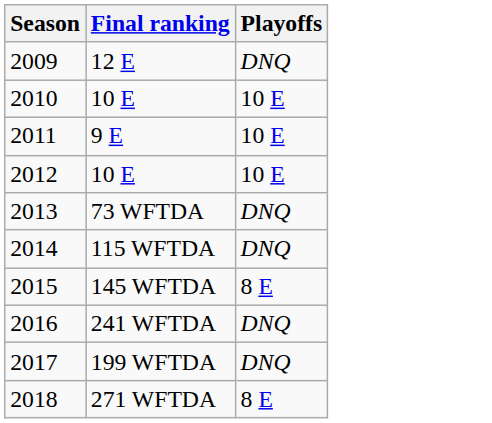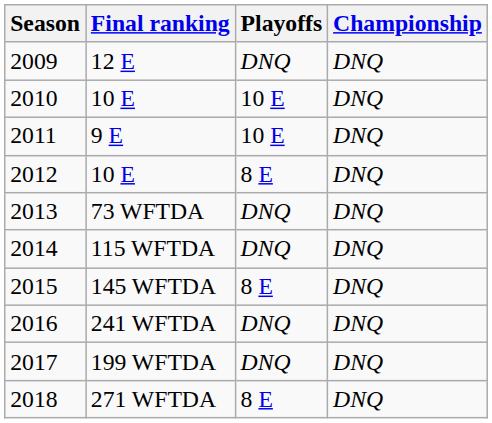+ column: (407, 23)
(263, 173) 10 E -> (257, 173) 8 E
